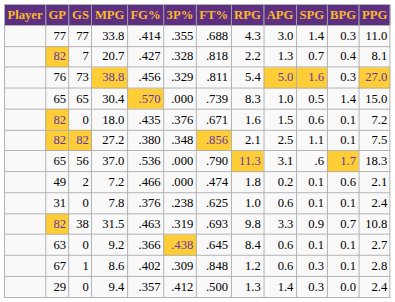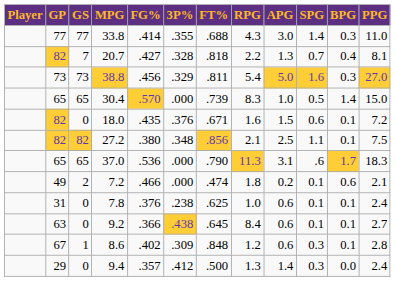(60, 78) 76 -> (60, 78) 73
(83, 161) 56 -> (83, 161) 65
- row: (113, 224)
